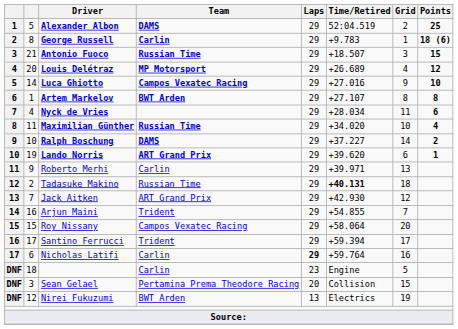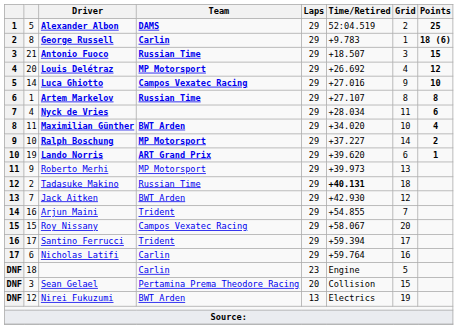(347, 69) +26.689 -> (347, 69) +26.692
(162, 98) BWT Arden -> (170, 98) Russian Time
(170, 126) Russian Time -> (162, 126) BWT Arden
(149, 141) DAMS -> (172, 141) MP Motorsport
(154, 170) Carlin -> (172, 170) MP Motorsport
(347, 170) +39.971 -> (347, 170) +39.973
(175, 198) ART Grand Prix -> (162, 198) BWT Arden
(347, 227) +58.064 -> (347, 227) +58.067
(314, 256) bold -> (314, 256) normal
